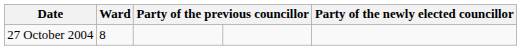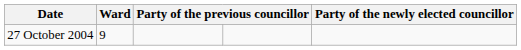(102, 34) 8 -> (102, 34) 9
